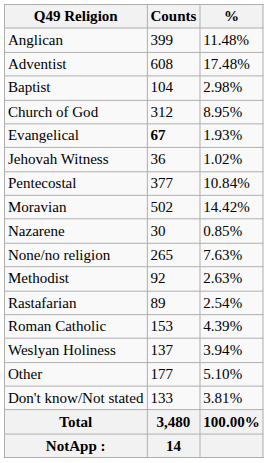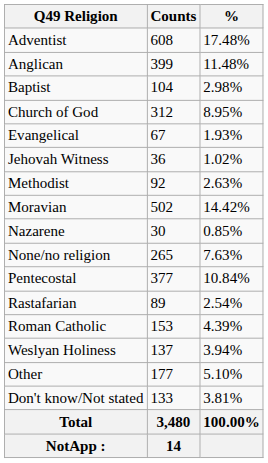rows swapped: (37, 64) <-> (36, 40)
(158, 135) bold -> (158, 135) normal
rows swapped: (38, 278) <-> (42, 183)
